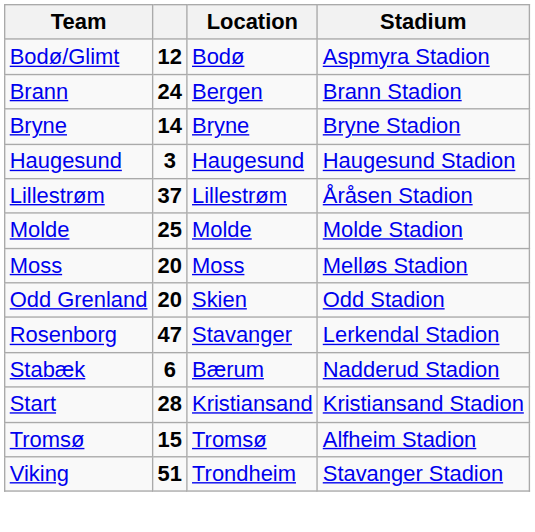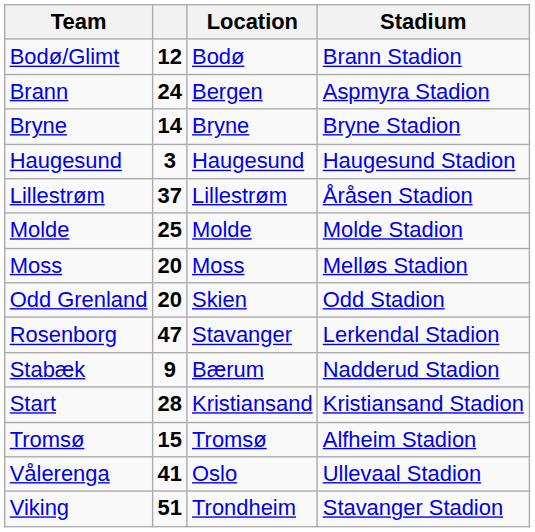(406, 56) Aspmyra Stadion -> (392, 56) Brann Stadion
(392, 91) Brann Stadion -> (406, 91) Aspmyra Stadion
(170, 369) 6 -> (170, 369) 9
+ row: (60, 473)
